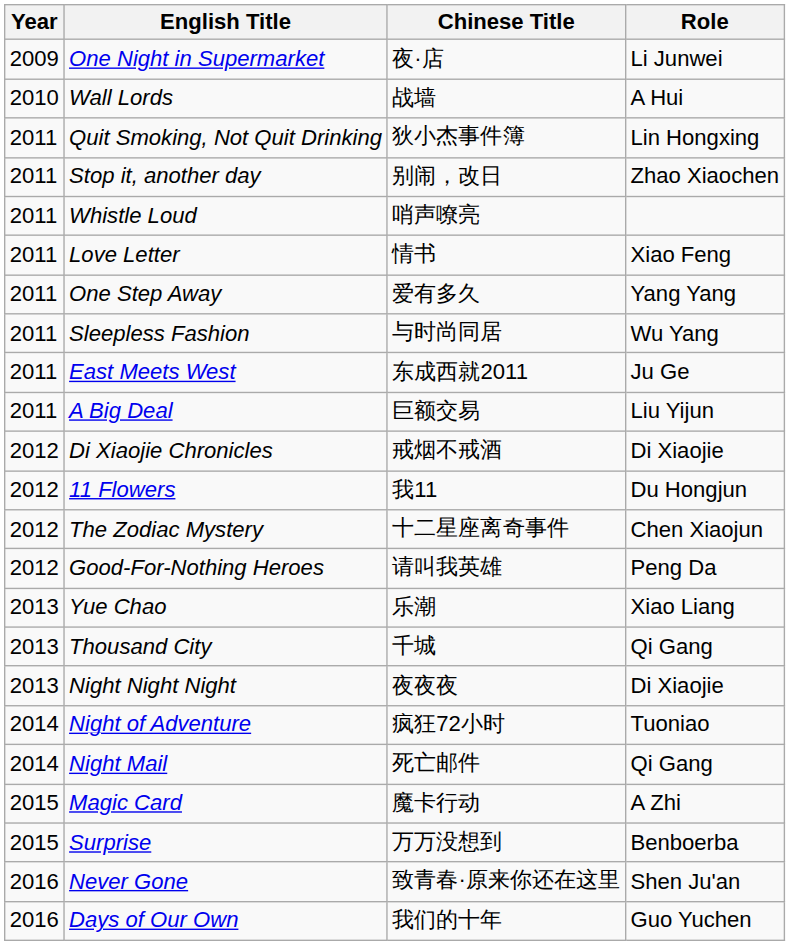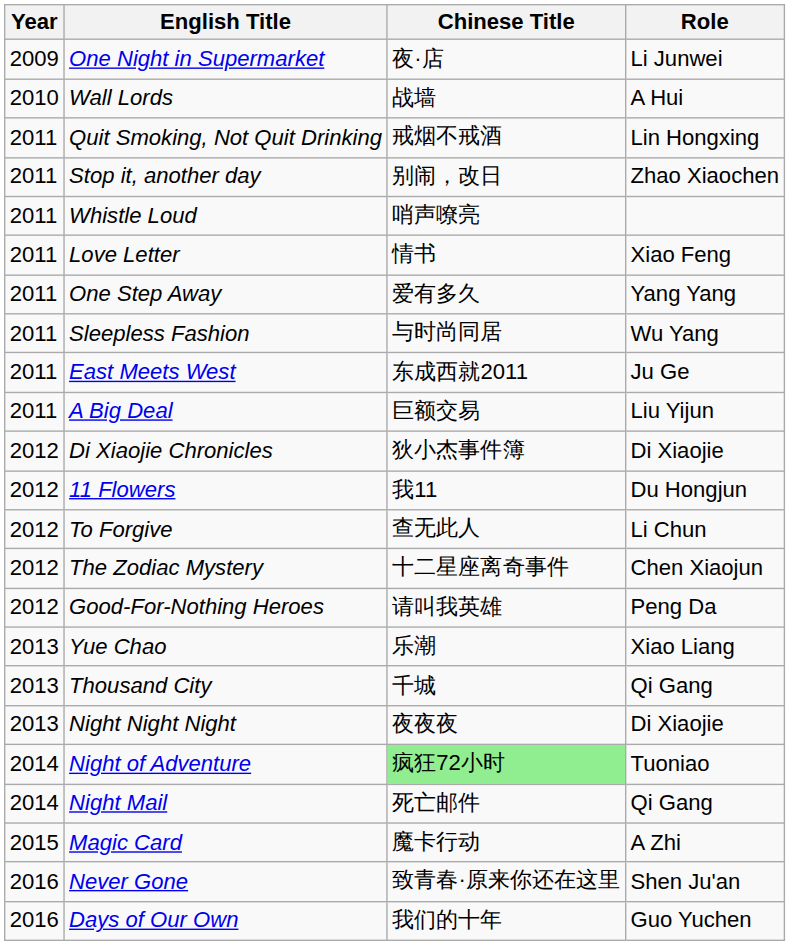(458, 136) 狄小杰事件簿 -> (447, 136) 戒烟不戒酒
(447, 449) 戒烟不戒酒 -> (458, 449) 狄小杰事件簿
+ row: (121, 528)
(449, 724) no background -> (449, 763) lightgreen background
- row: (110, 842)
